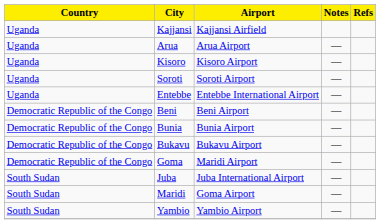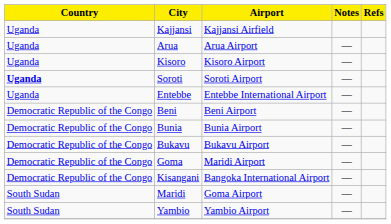(23, 78) normal -> (24, 78) bold
+ row: (178, 177)
- row: (167, 177)
